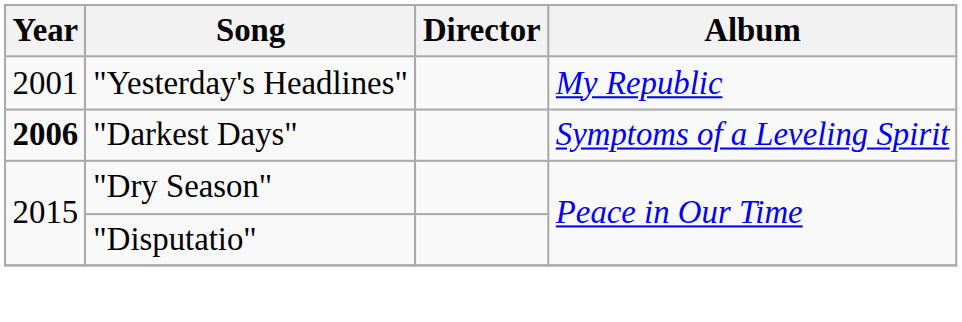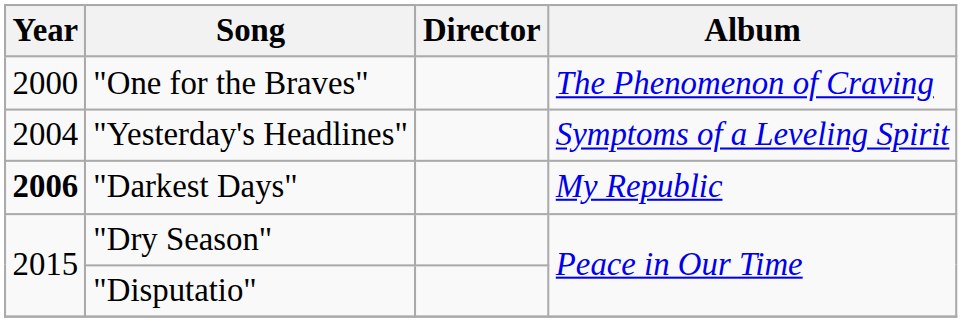+ row: (231, 82)
(45, 82) 2001 -> (45, 134) 2004
(639, 82) My Republic -> (753, 134) Symptoms of a Leveling Spirit
(753, 134) Symptoms of a Leveling Spirit -> (639, 186) My Republic
